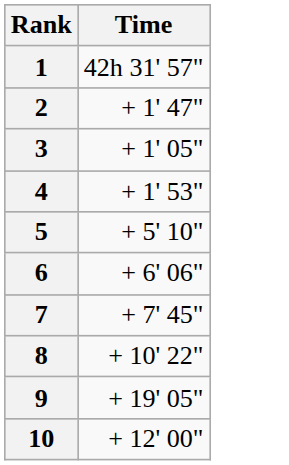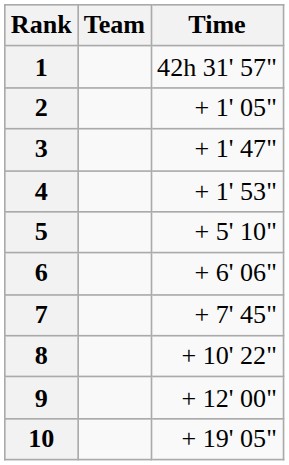+ column: (114, 25)
(162, 107) + 1' 47" -> (236, 107) + 1' 05"
(162, 149) + 1' 05" -> (236, 149) + 1' 47"
(156, 397) + 19' 05" -> (229, 397) + 12' 00"
(156, 438) + 12' 00" -> (229, 438) + 19' 05"
